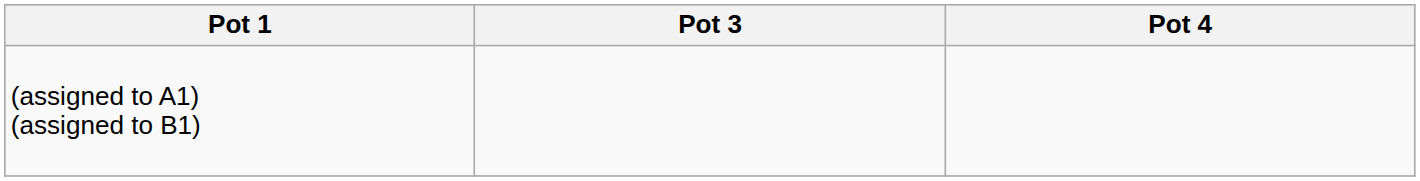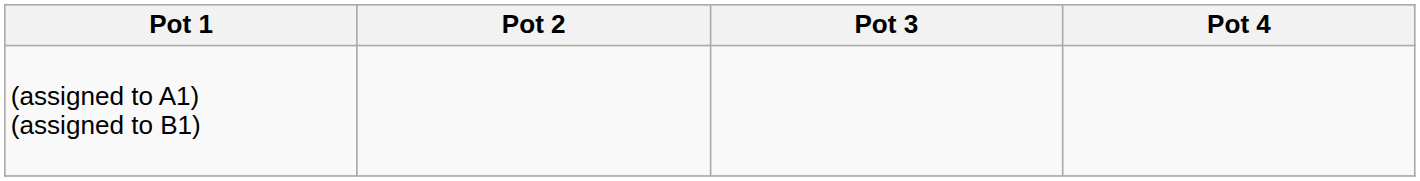+ column: (534, 25)
